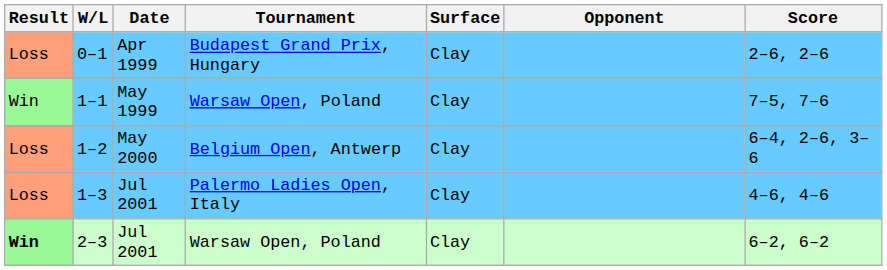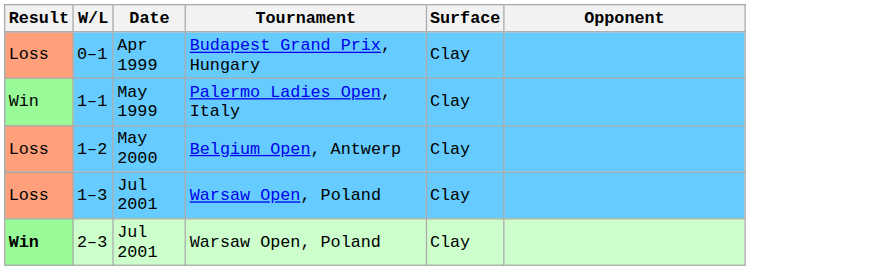- column: (813, 18)
(285, 102) Warsaw Open, Poland -> (290, 102) Palermo Ladies Open, Italy
(290, 195) Palermo Ladies Open, Italy -> (285, 195) Warsaw Open, Poland
